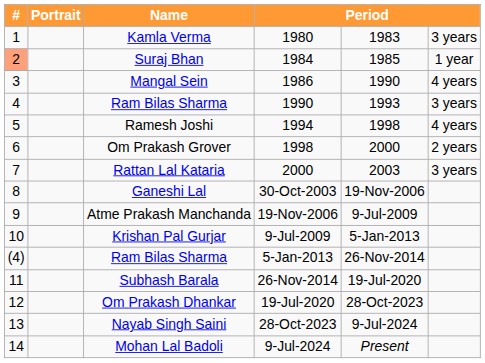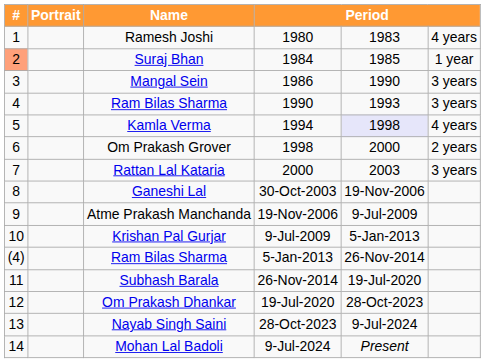(169, 37) Kamla Verma -> (169, 37) Ramesh Joshi
(454, 37) 3 years -> (454, 37) 4 years
(454, 81) 4 years -> (454, 81) 3 years
(169, 125) Ramesh Joshi -> (169, 125) Kamla Verma
(385, 125) no background -> (385, 125) lavender background
